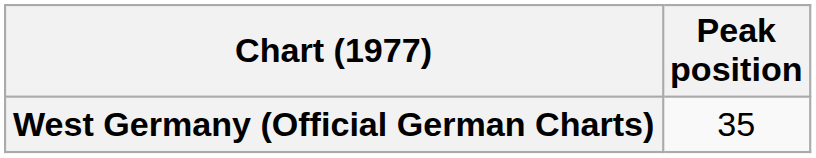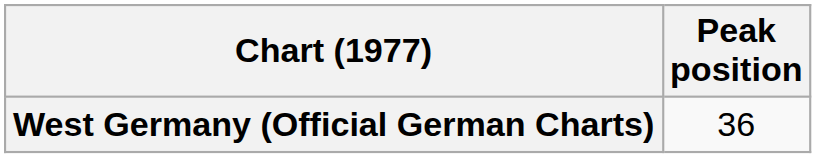(736, 123) 35 -> (736, 123) 36
